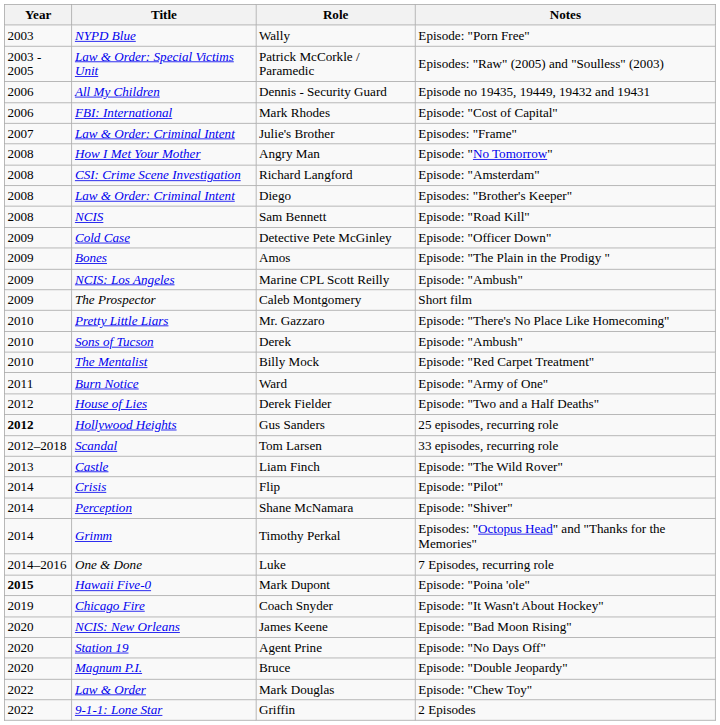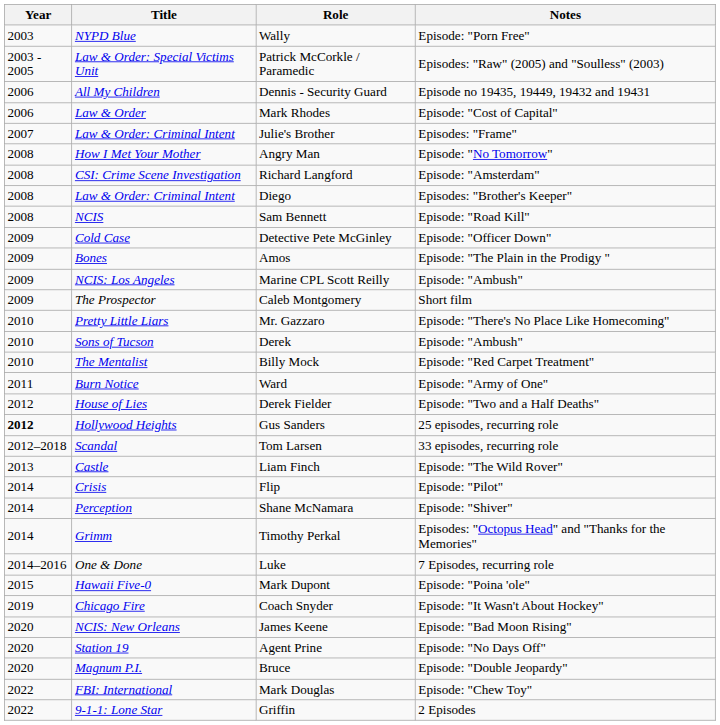(124, 112) FBI: International -> (110, 112) Law & Order
(21, 585) bold -> (21, 585) normal
(110, 689) Law & Order -> (124, 689) FBI: International
